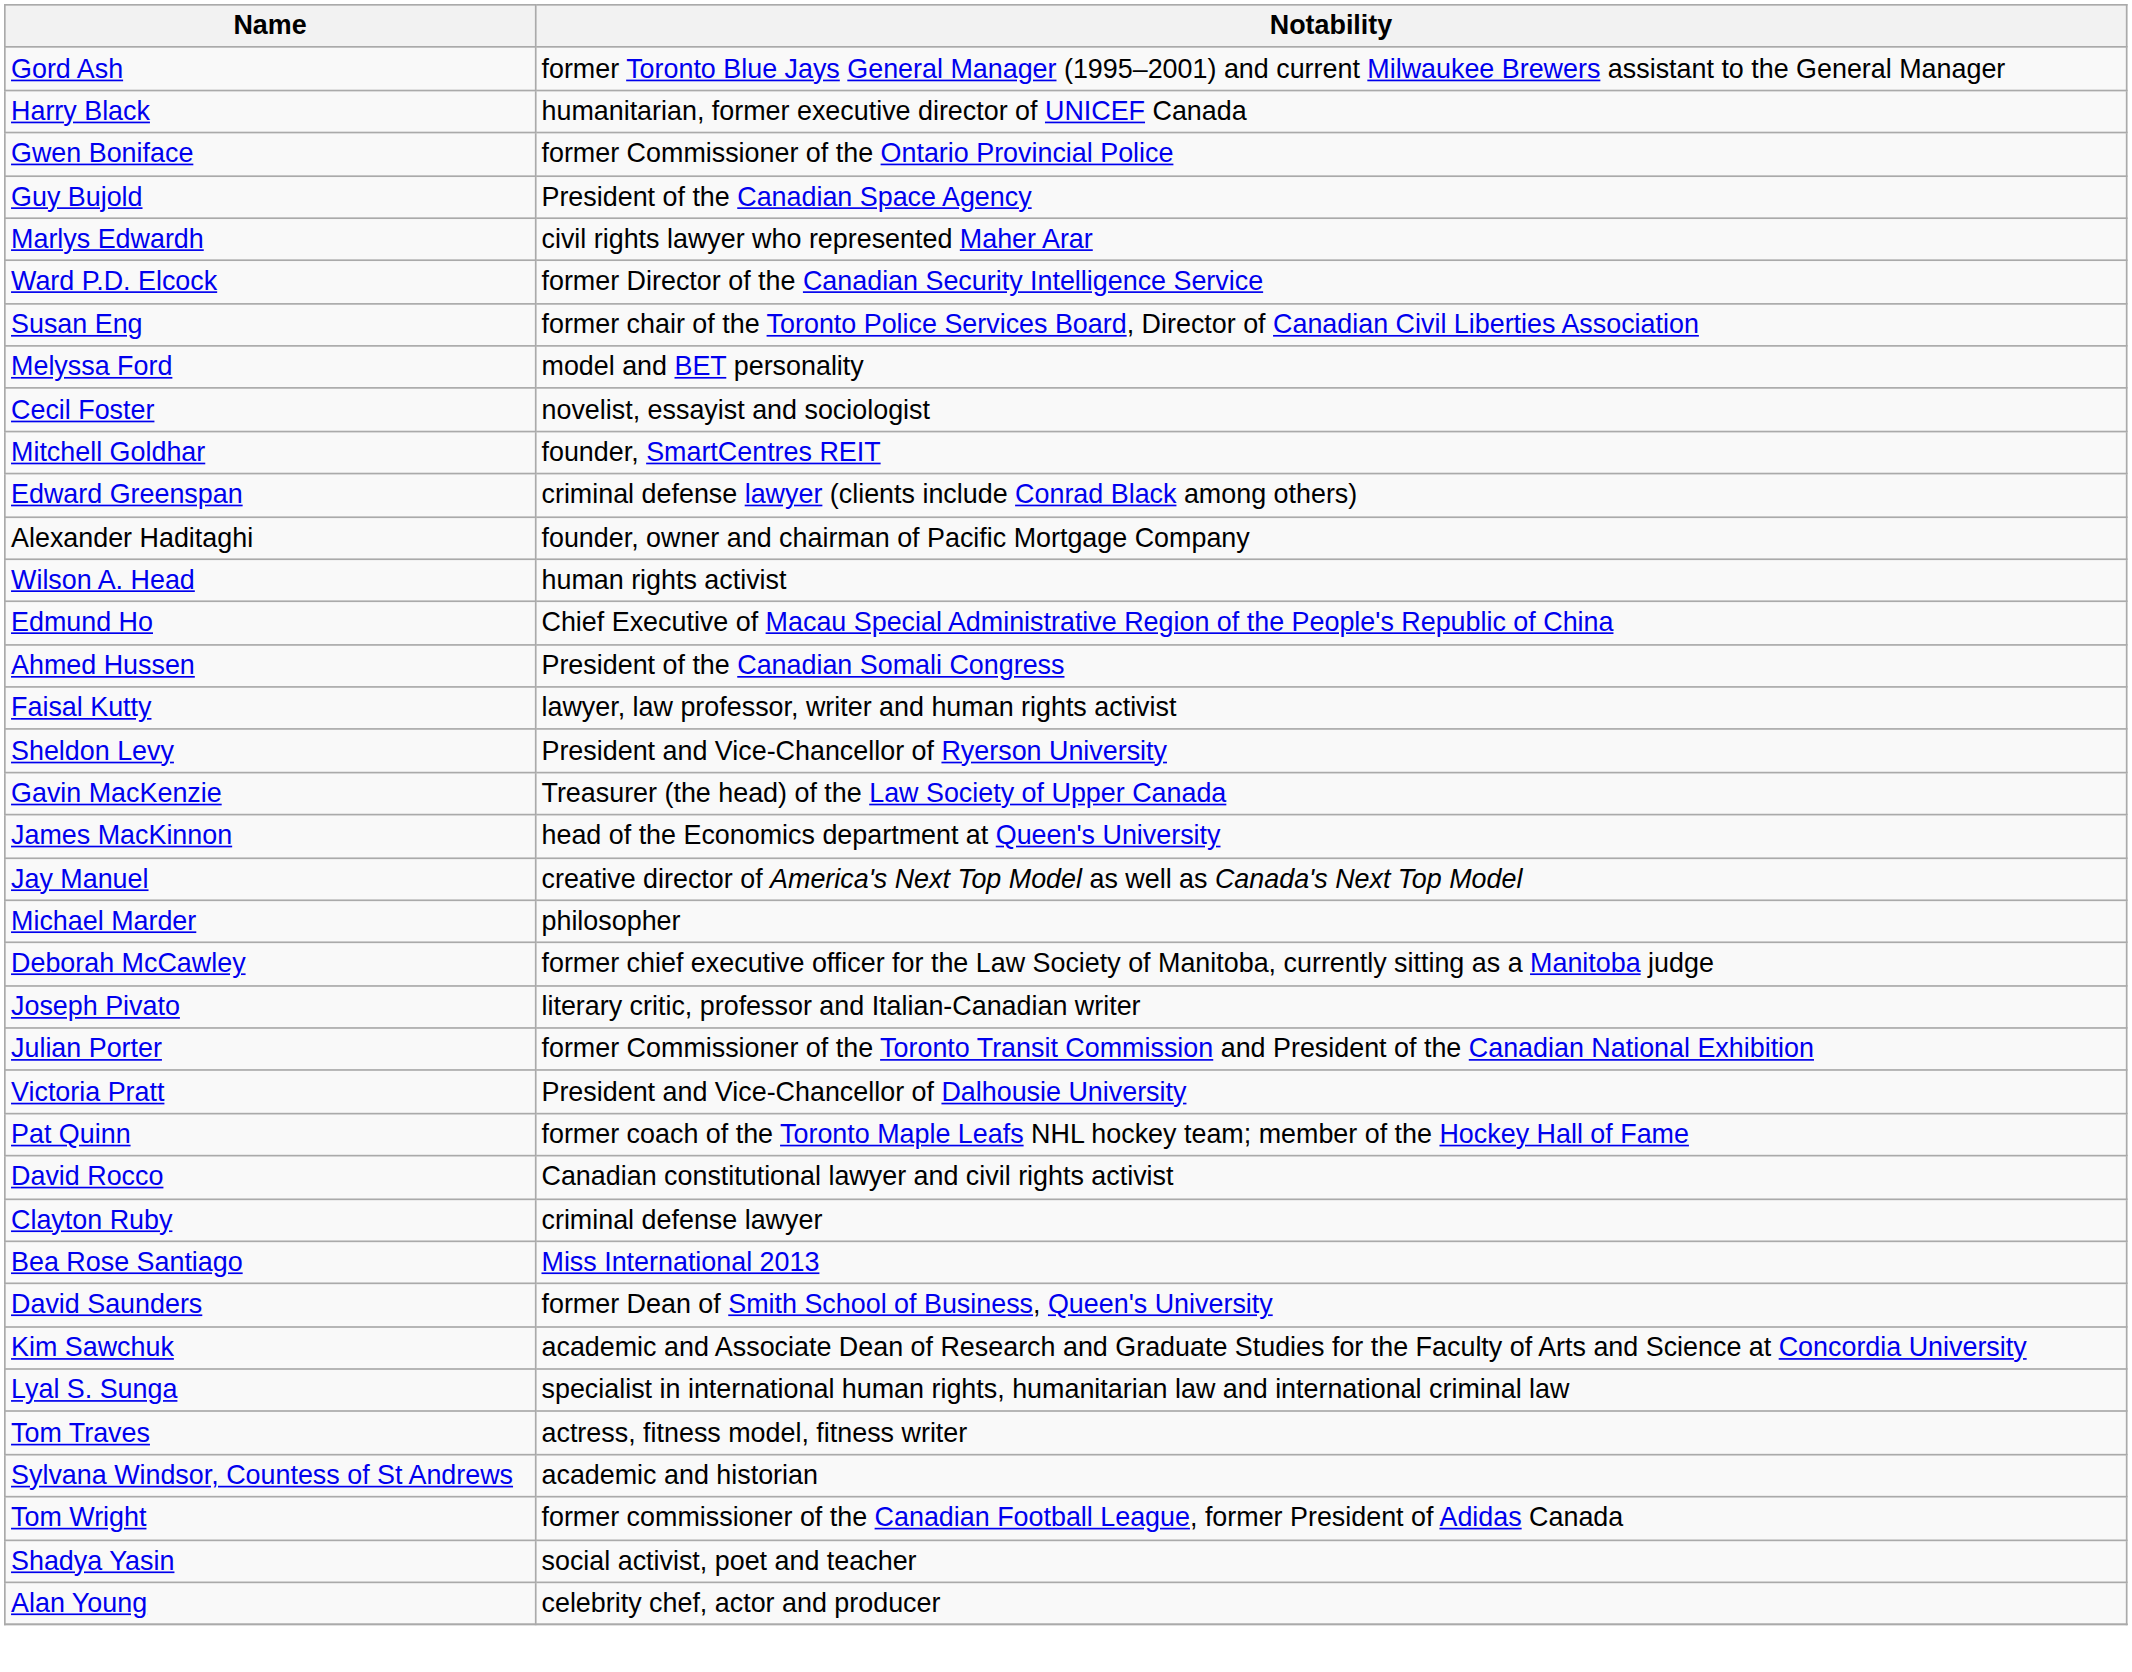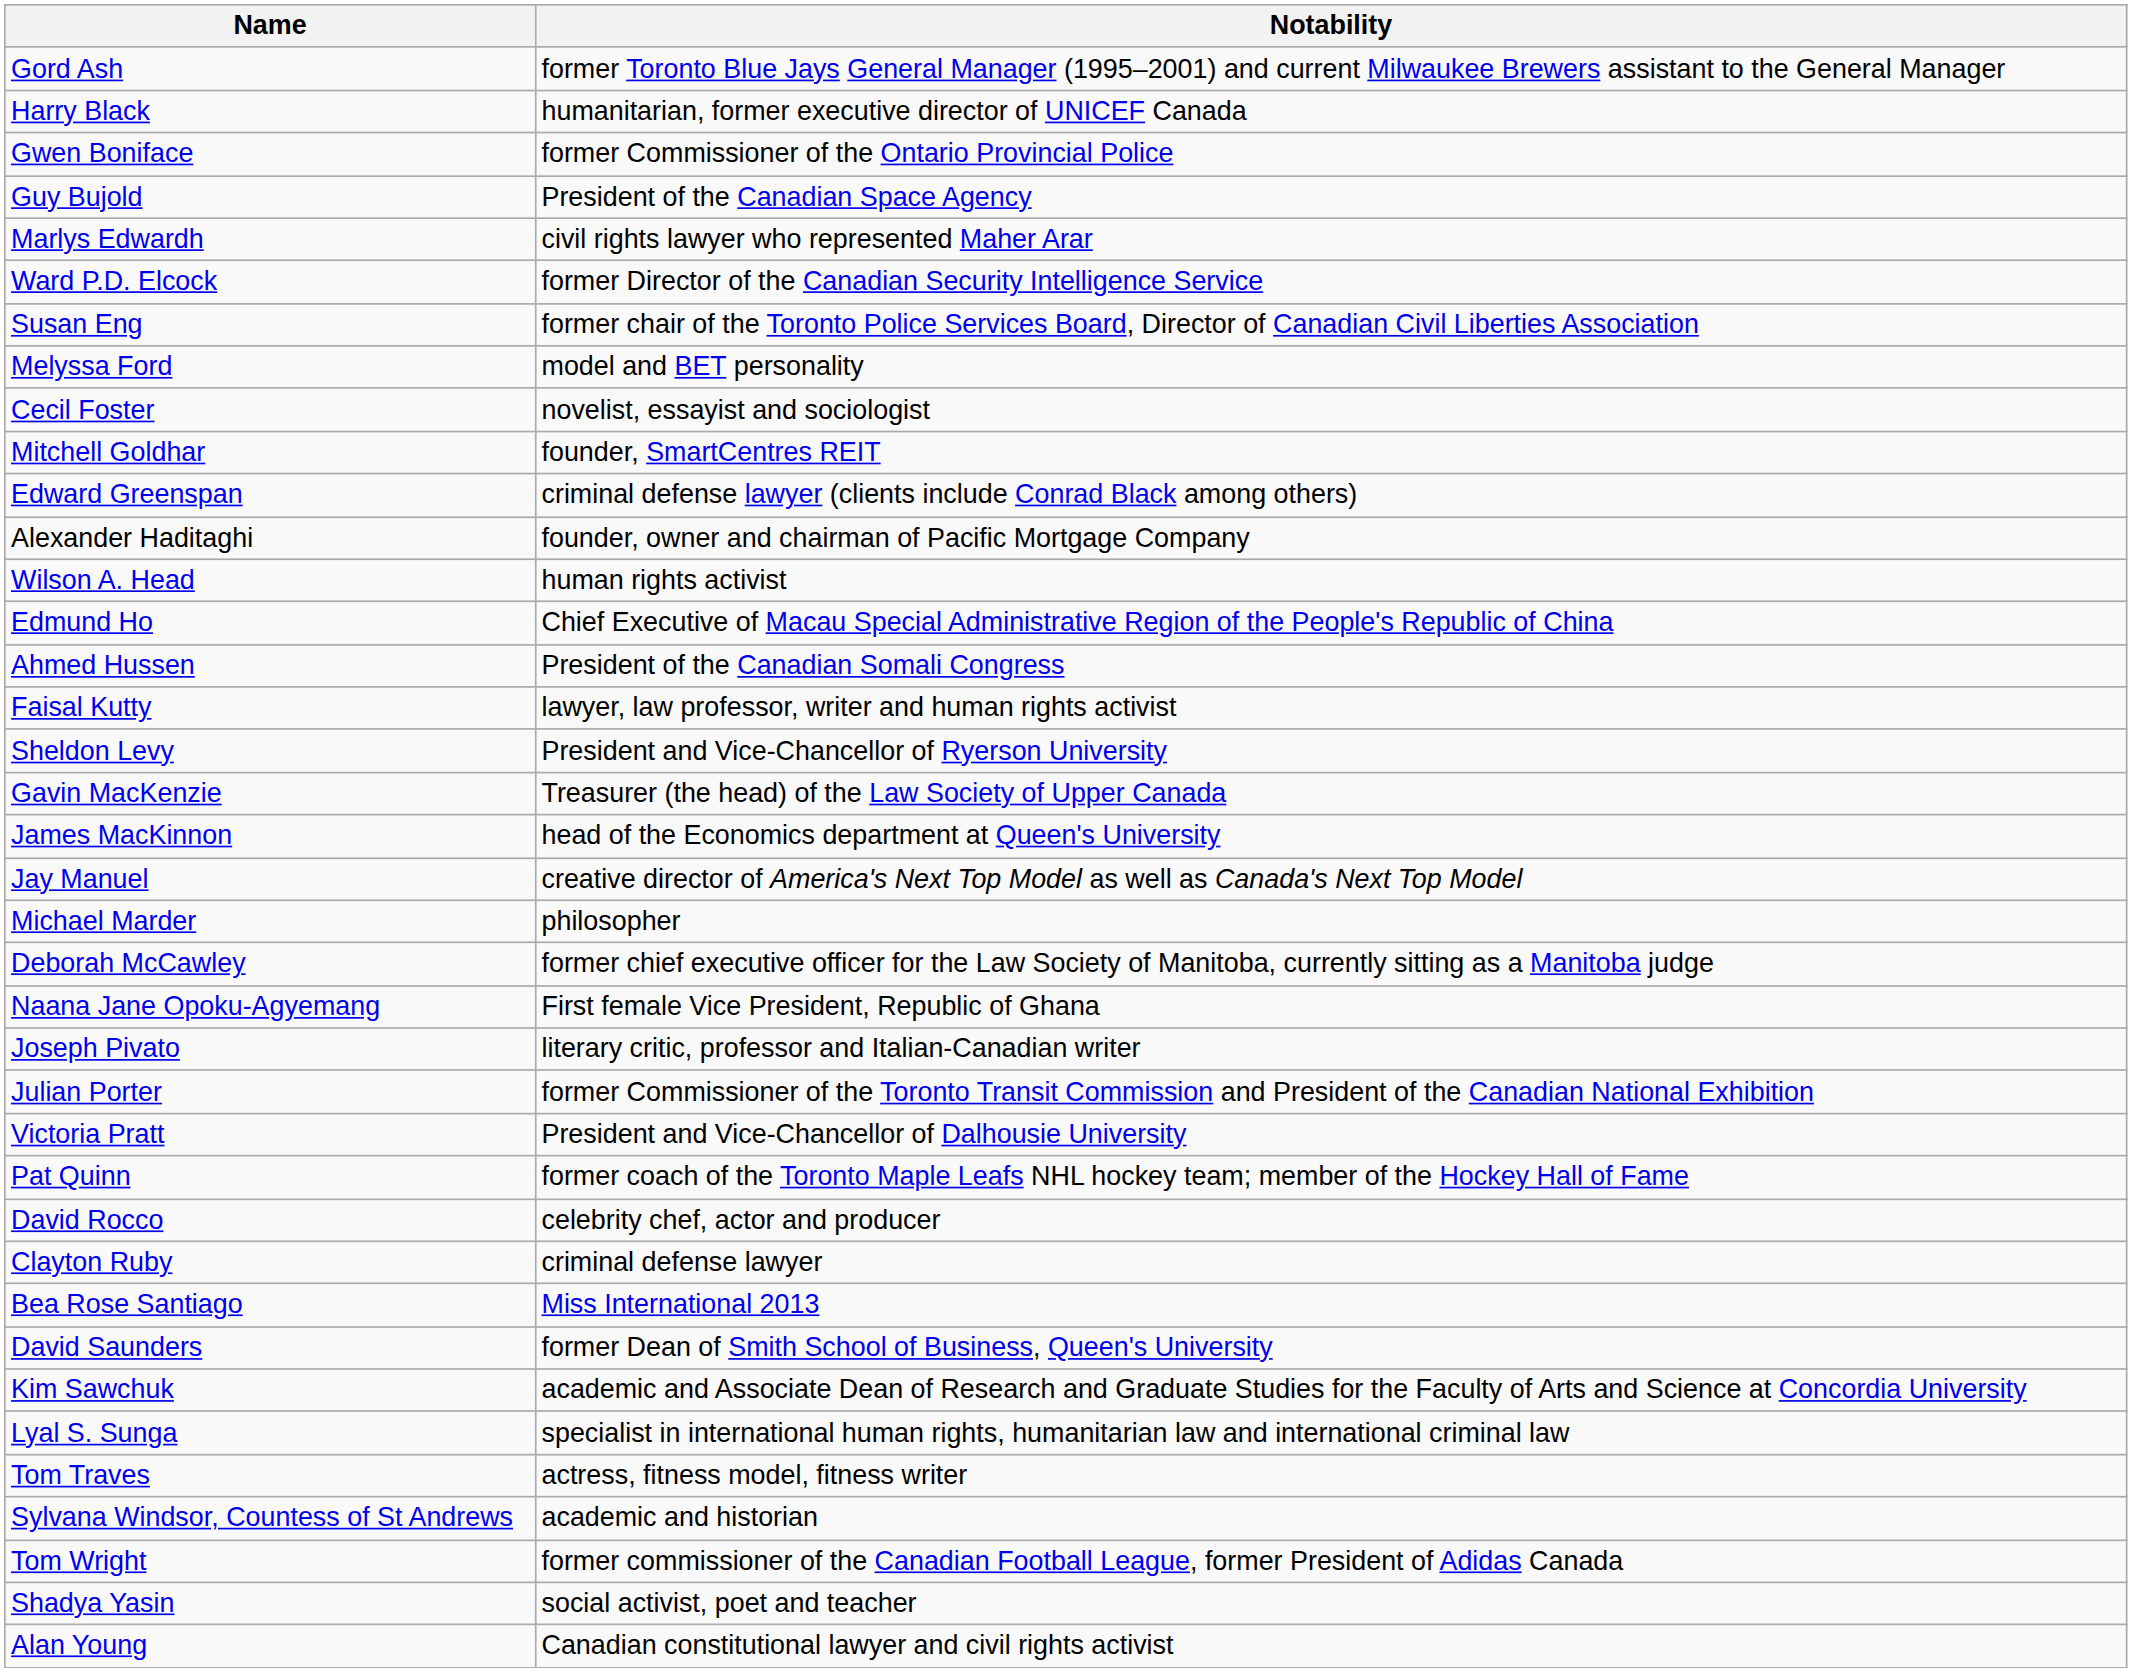+ row: (196, 1006)
(857, 1176) Canadian constitutional lawyer and civil rights activist -> (741, 1219) celebrity chef, actor and producer
(741, 1603) celebrity chef, actor and producer -> (857, 1645) Canadian constitutional lawyer and civil rights activist
